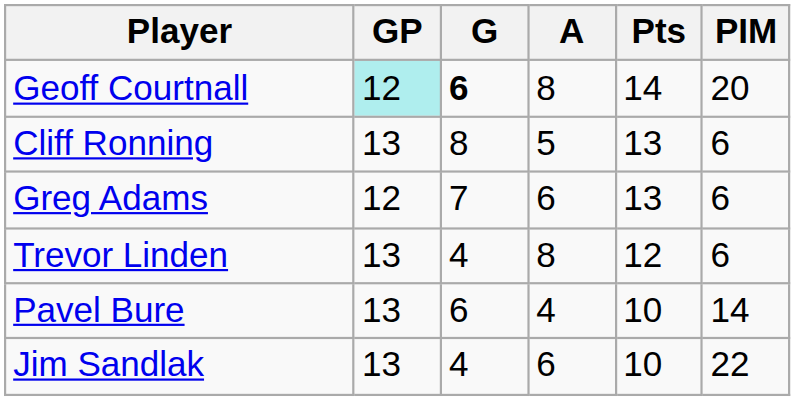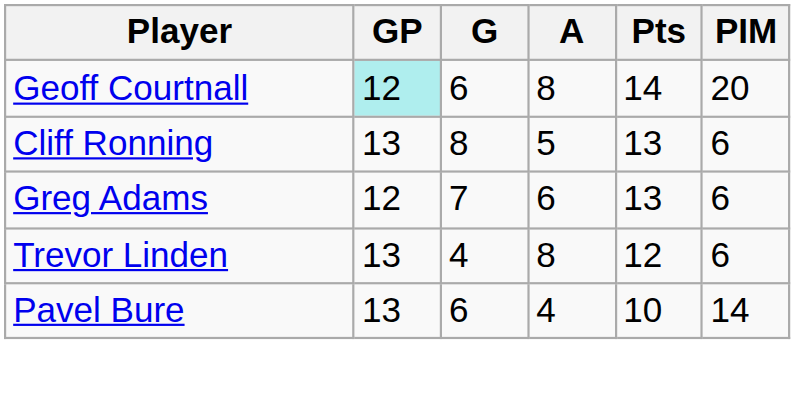(459, 87) bold -> (459, 87) normal
- row: (109, 365)
